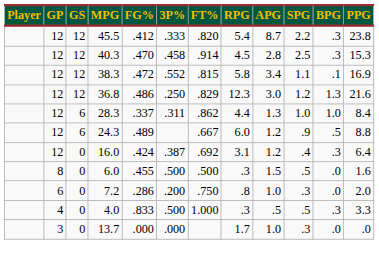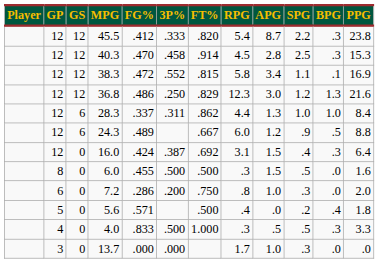(273, 152) 1.2 -> (273, 152) 1.5
+ row: (112, 210)
